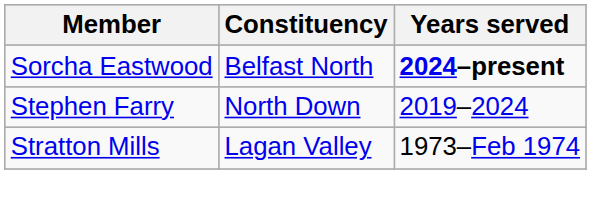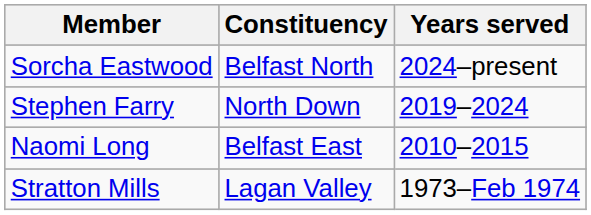(482, 65) bold -> (478, 65) normal
+ row: (80, 147)
